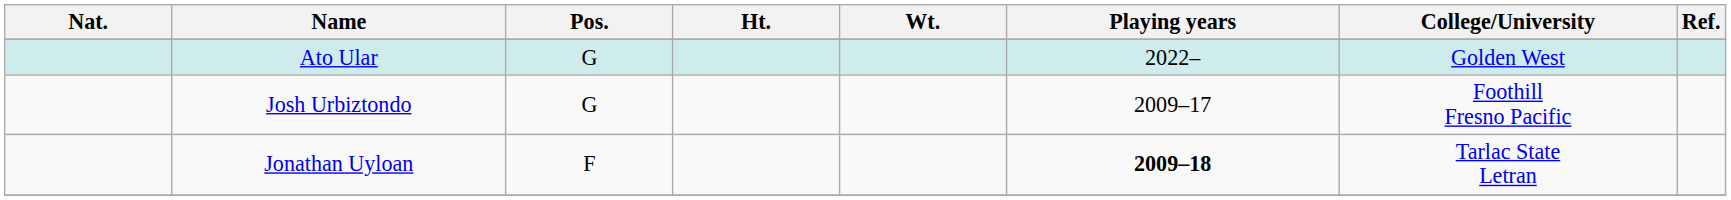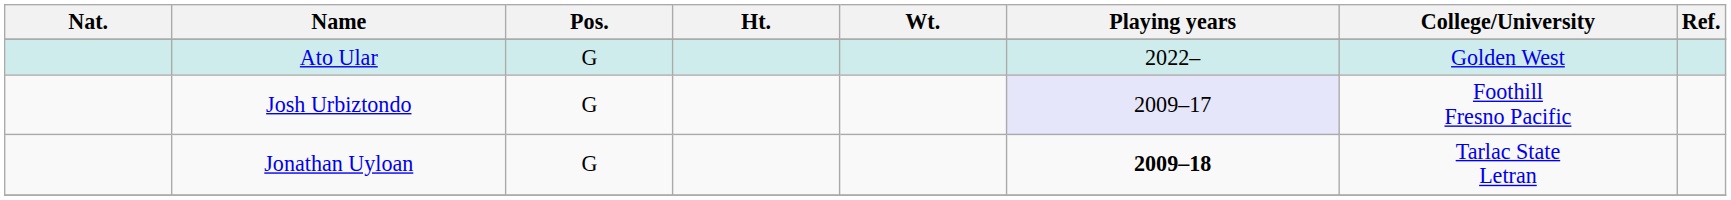(1173, 104) no background -> (1173, 104) lavender background
(589, 164) F -> (589, 164) G
